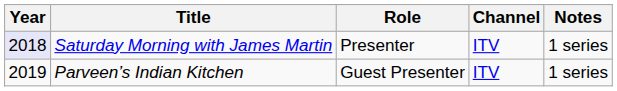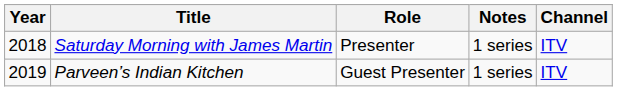columns swapped: (578, 18) <-> (506, 18)
(28, 45) lavender background -> (28, 45) no background
